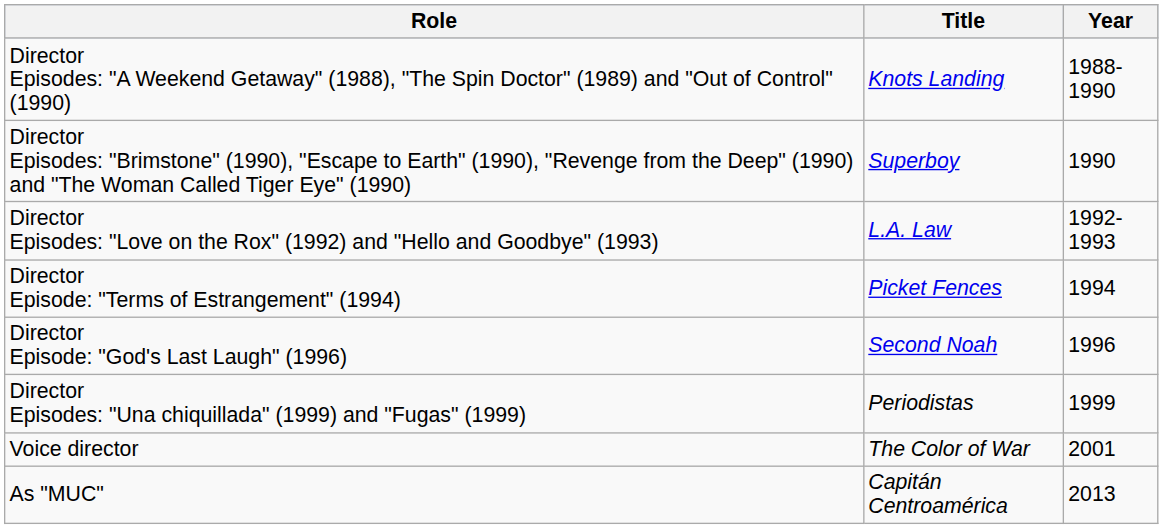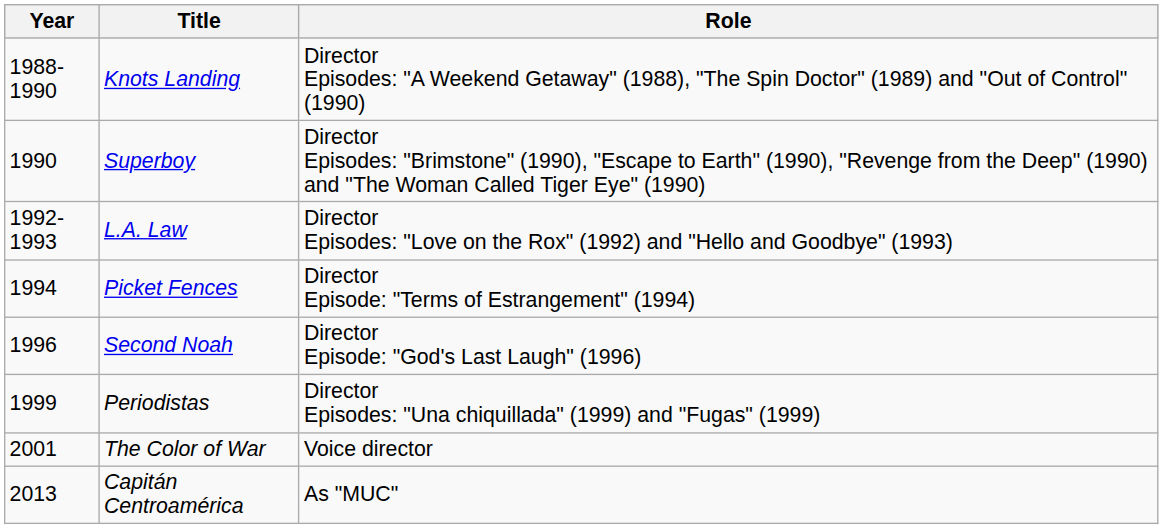columns swapped: (1111, 21) <-> (434, 21)
